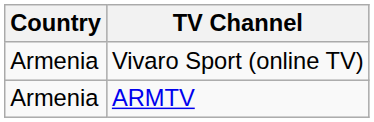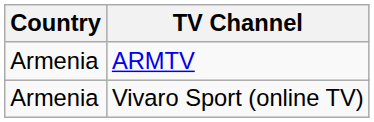rows swapped: (153, 98) <-> (238, 60)
